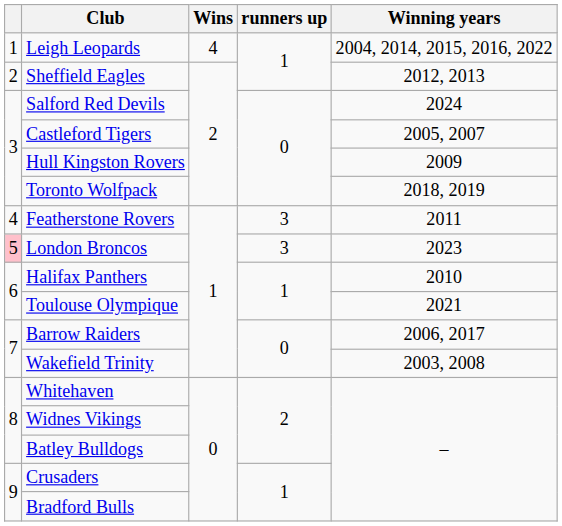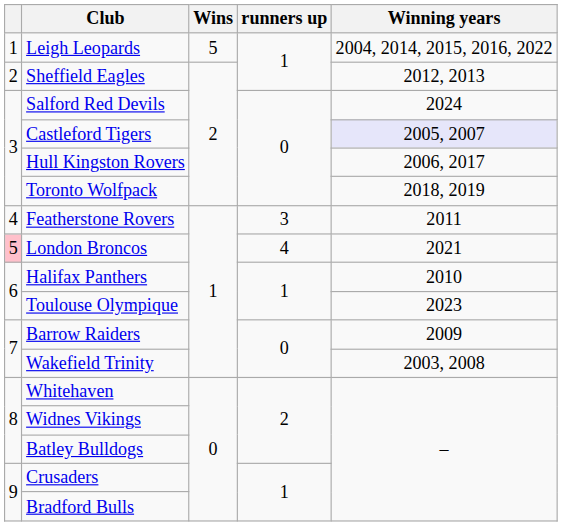(213, 47) 4 -> (213, 47) 5
(444, 133) no background -> (444, 133) lavender background
(444, 162) 2009 -> (444, 162) 2006, 2017
(284, 248) 3 -> (284, 248) 4
(444, 248) 2023 -> (444, 248) 2021
(444, 305) 2021 -> (444, 305) 2023
(444, 334) 2006, 2017 -> (444, 334) 2009
